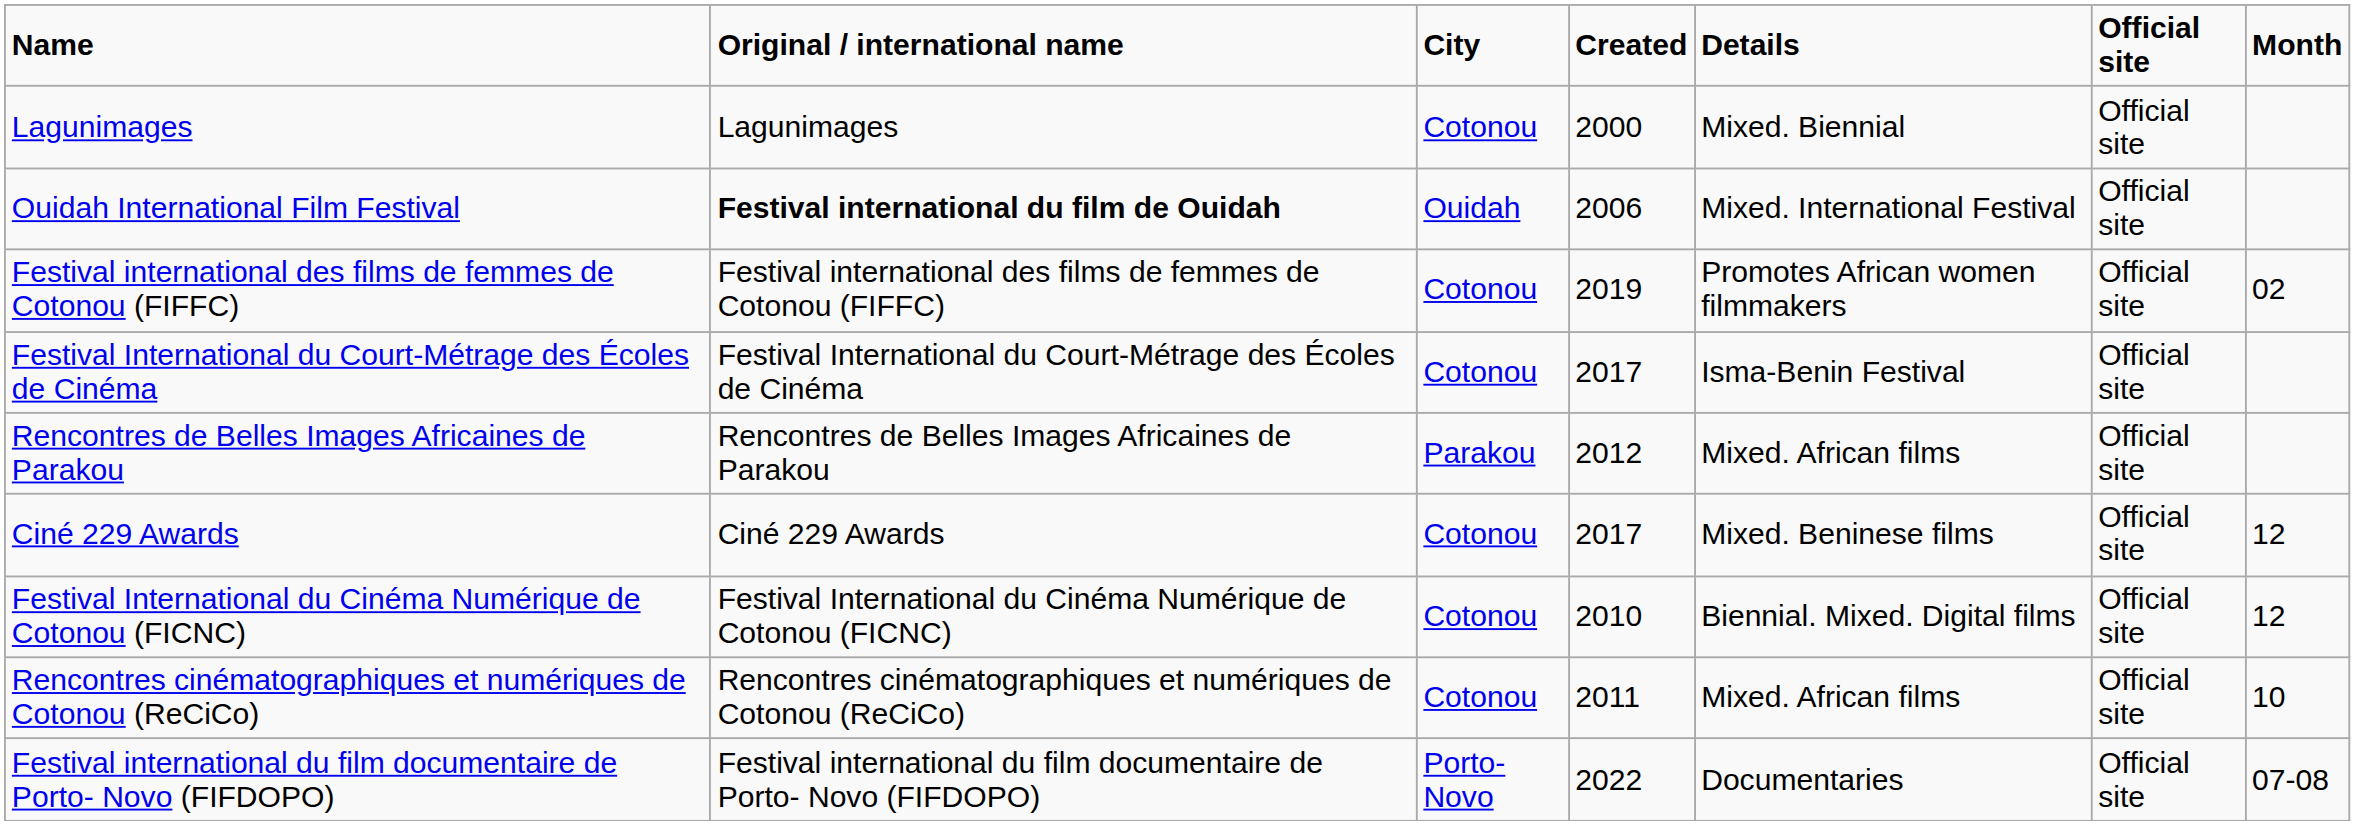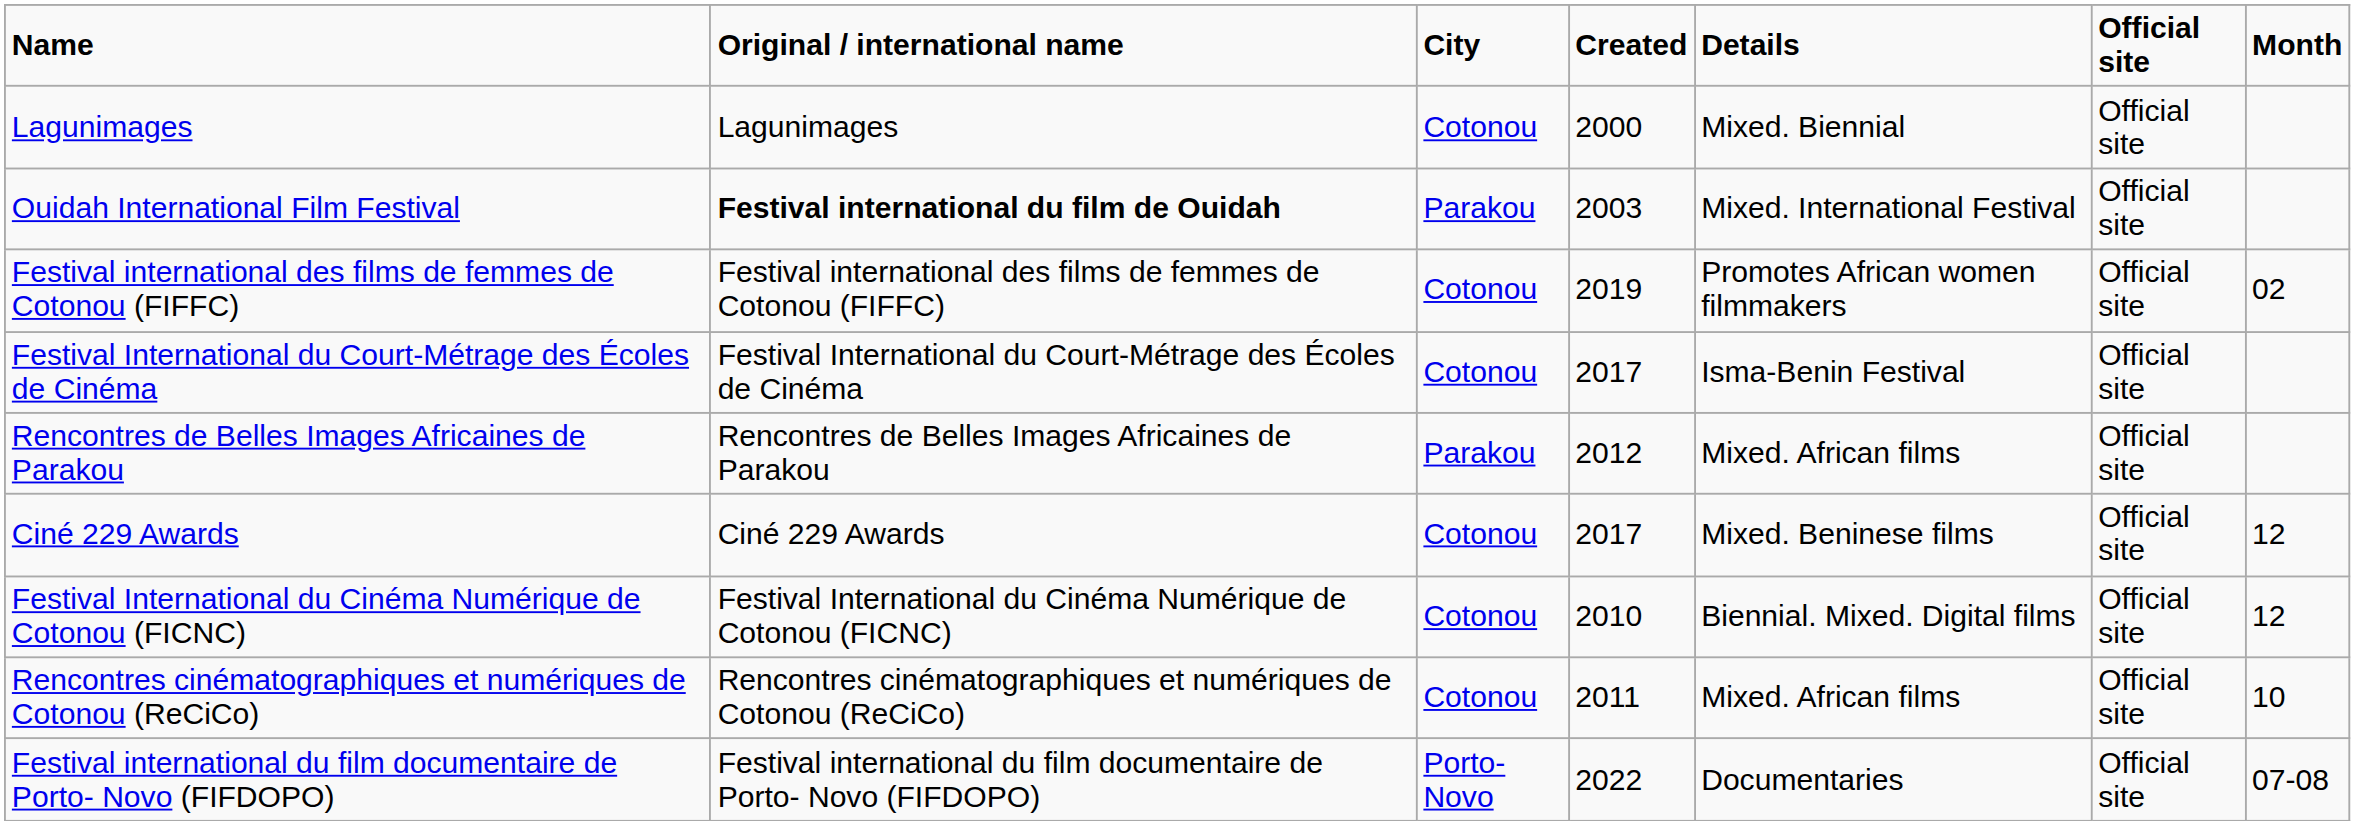(1472, 208) Ouidah -> (1479, 208) Parakou
(1609, 208) 2006 -> (1609, 208) 2003
